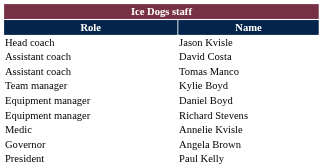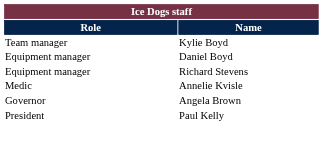- row: (206, 42)
- row: (205, 57)
- row: (209, 71)
